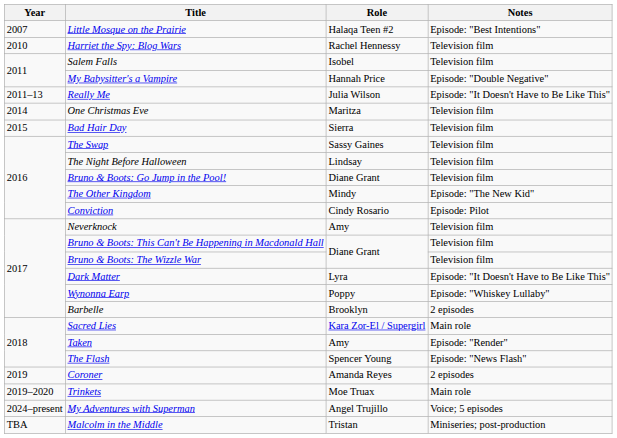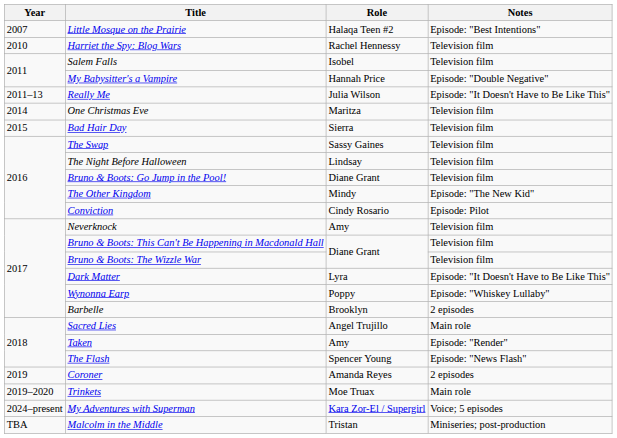(377, 326) Kara Zor-El / Supergirl -> (358, 326) Angel Trujillo
(358, 408) Angel Trujillo -> (377, 408) Kara Zor-El / Supergirl
